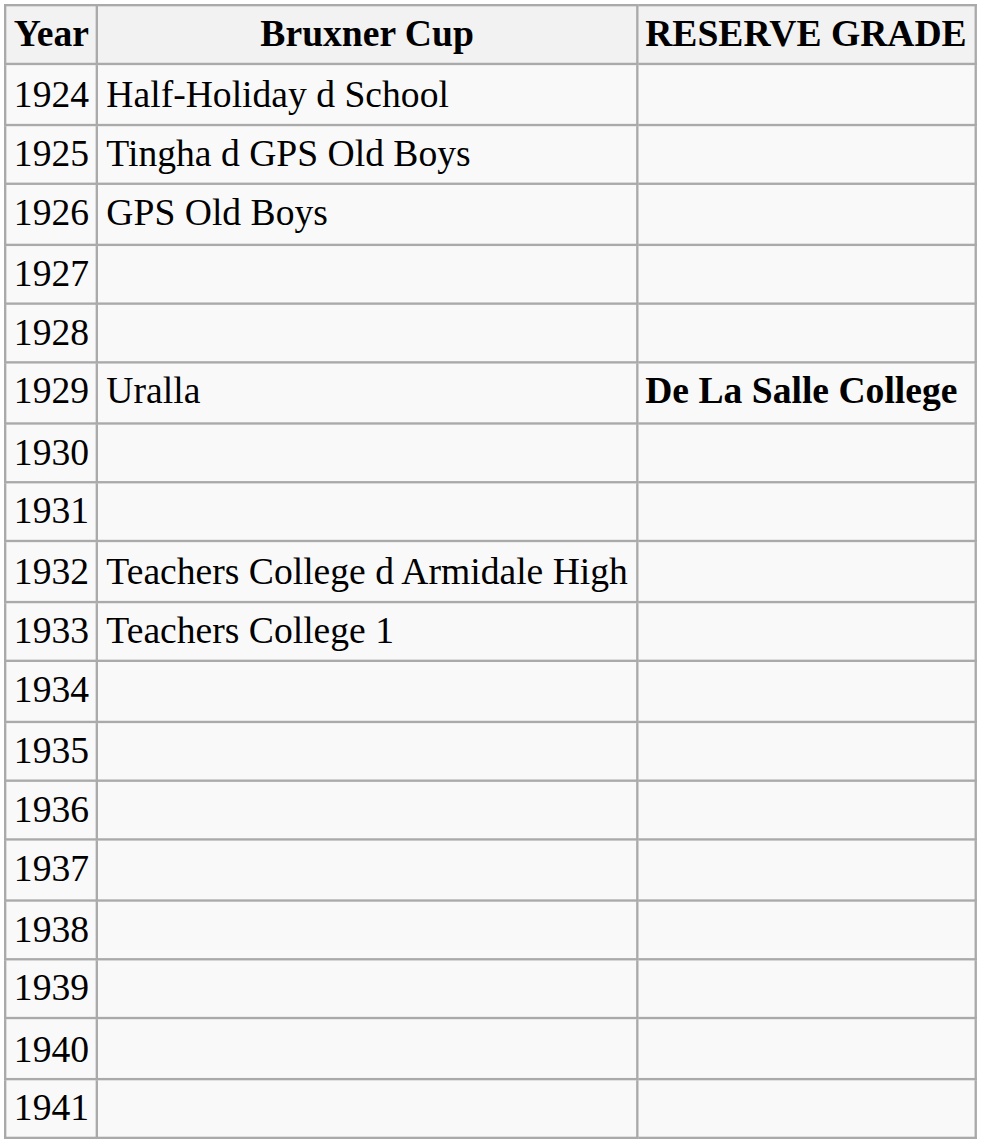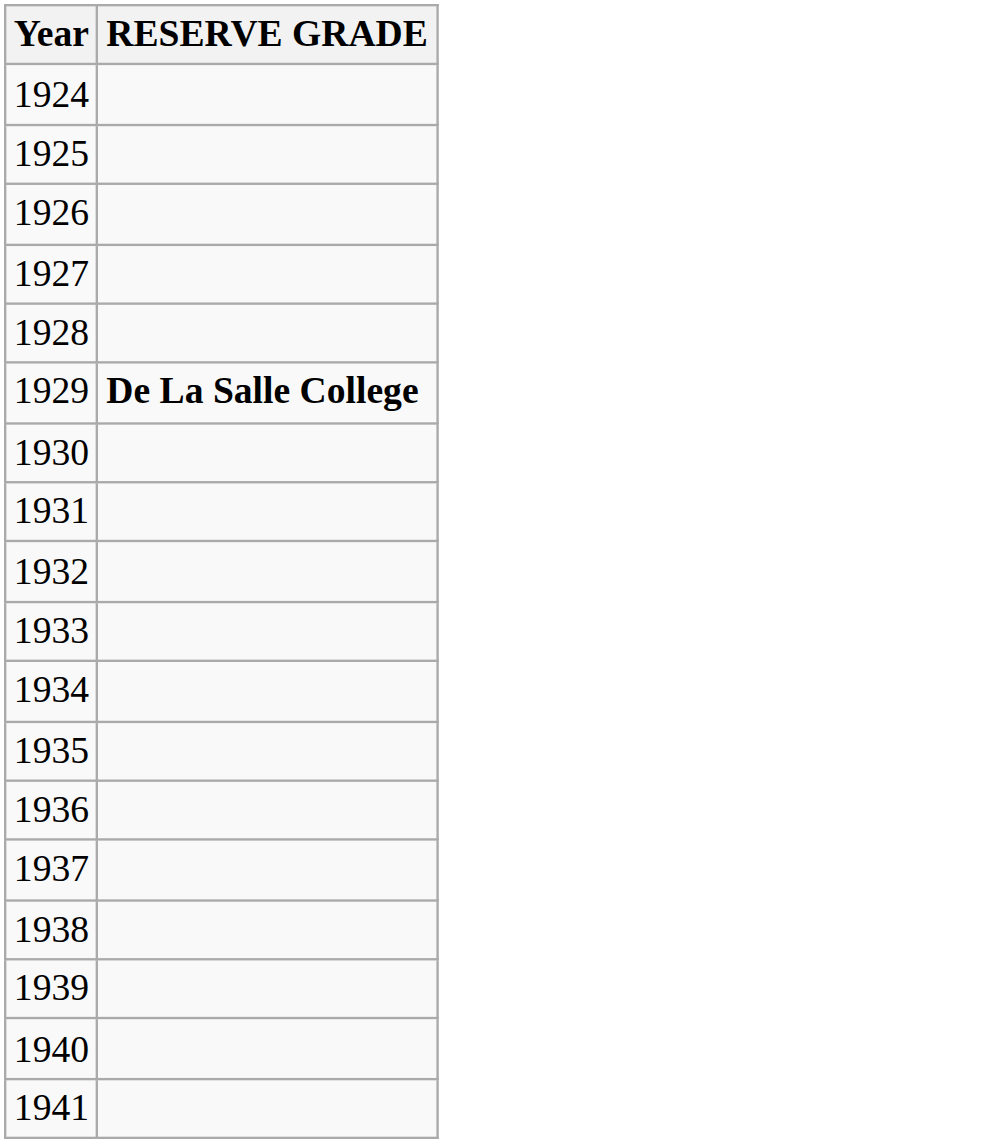- column: (367, 34)
